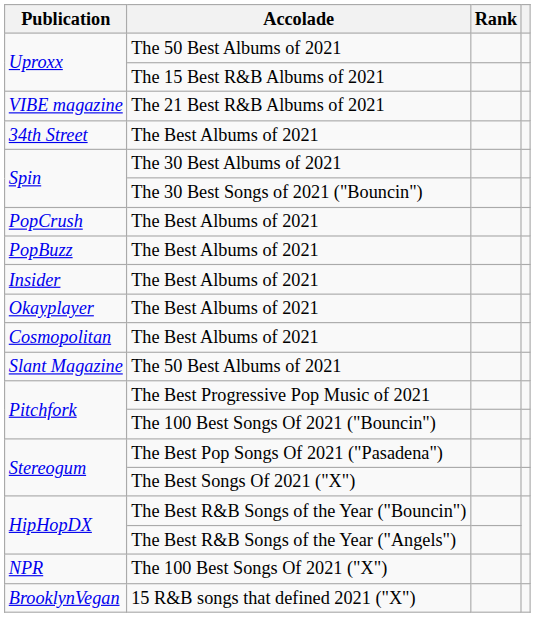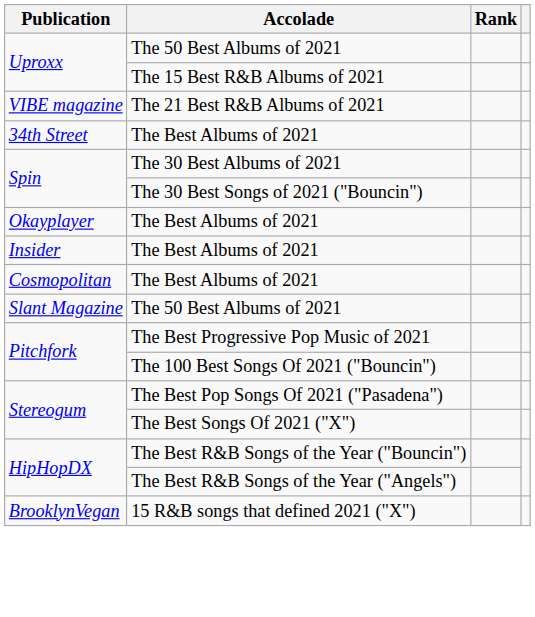- row: (46, 221)
- row: (41, 250)
rows swapped: (51, 308) <-> (35, 279)
- row: (26, 568)
